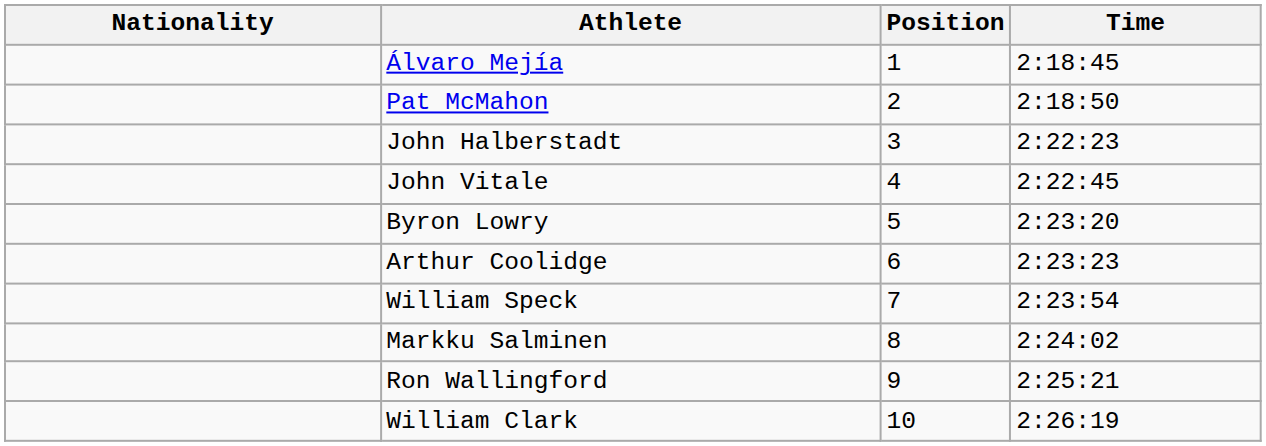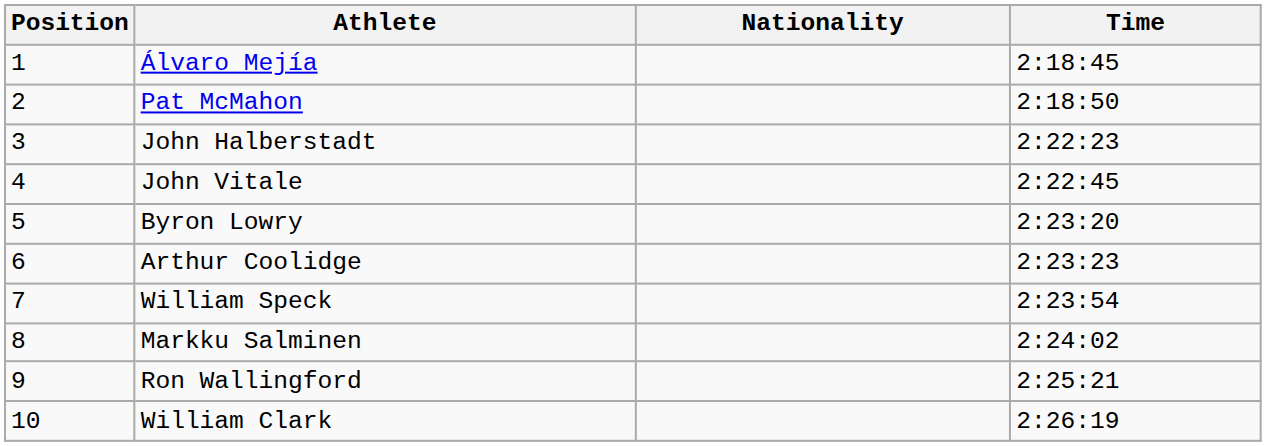columns swapped: (946, 25) <-> (193, 25)
